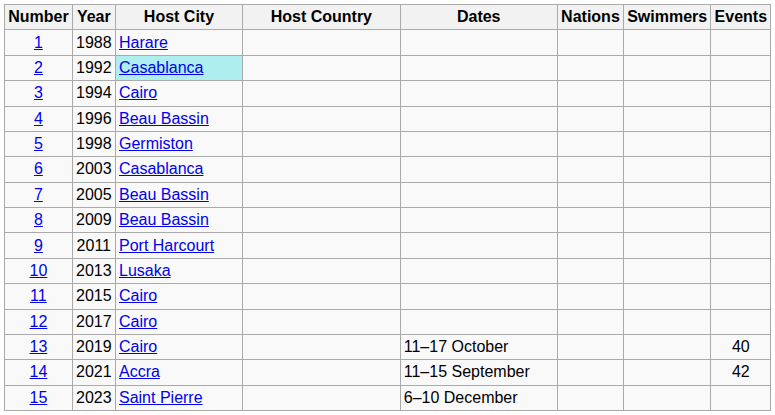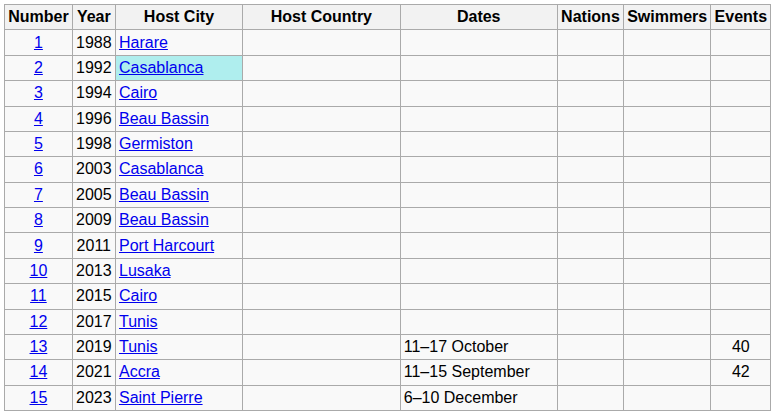(138, 321) Cairo -> (138, 321) Tunis
(138, 347) Cairo -> (138, 347) Tunis
